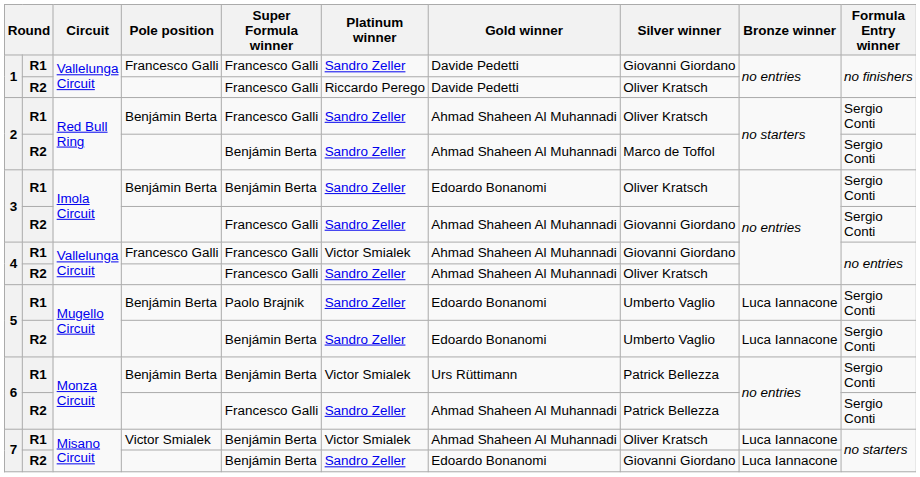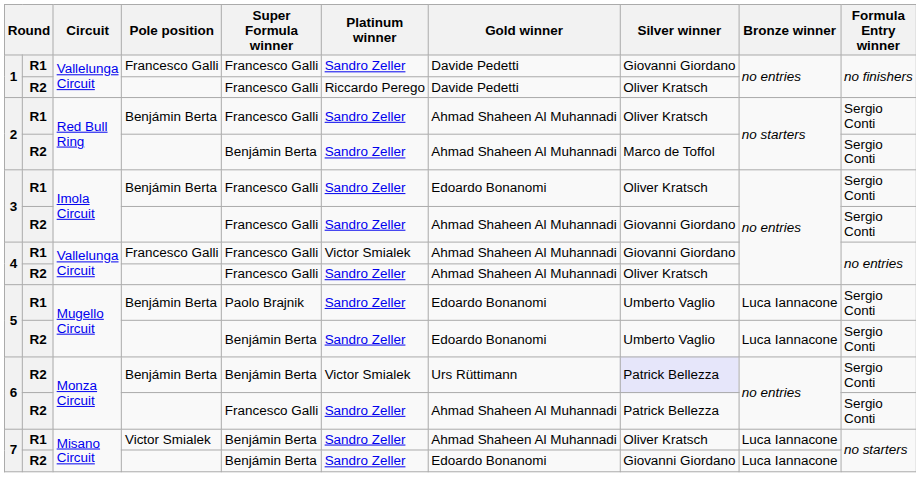(271, 188) Benjámin Berta -> (272, 188) Francesco Galli
(38, 374) R1 -> (38, 374) R2
(671, 374) no background -> (671, 374) lavender background
(368, 439) Victor Smialek -> (365, 439) Sandro Zeller
